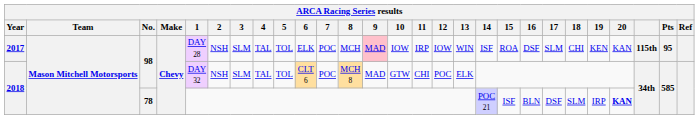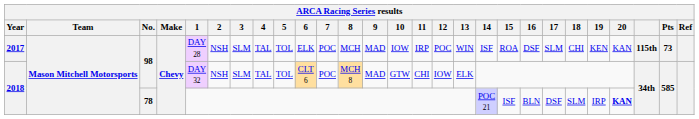(375, 48) pink background -> (375, 48) no background
(443, 48) IOW -> (443, 48) POC
(668, 48) 95 -> (668, 48) 73
(443, 74) POC -> (443, 74) IOW
